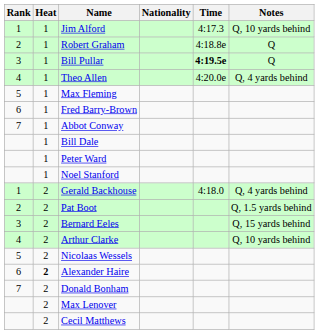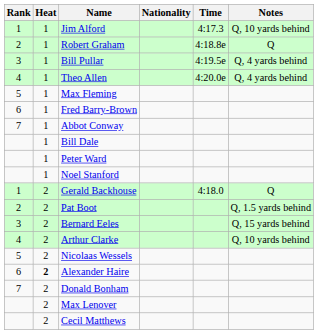(211, 61) bold -> (211, 61) normal
(271, 61) Q -> (271, 61) Q, 4 yards behind
(271, 191) Q, 4 yards behind -> (271, 191) Q
